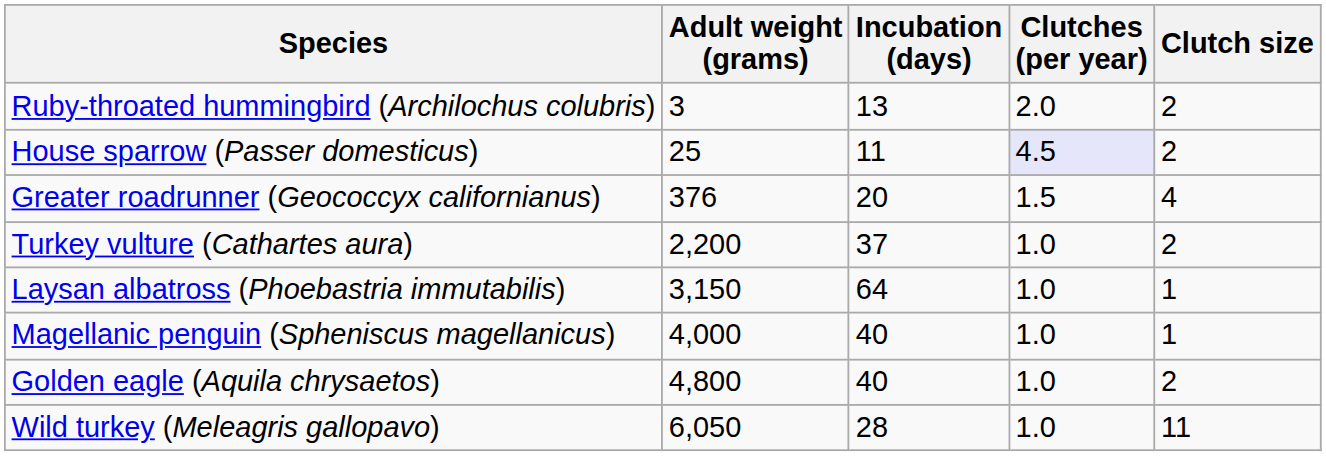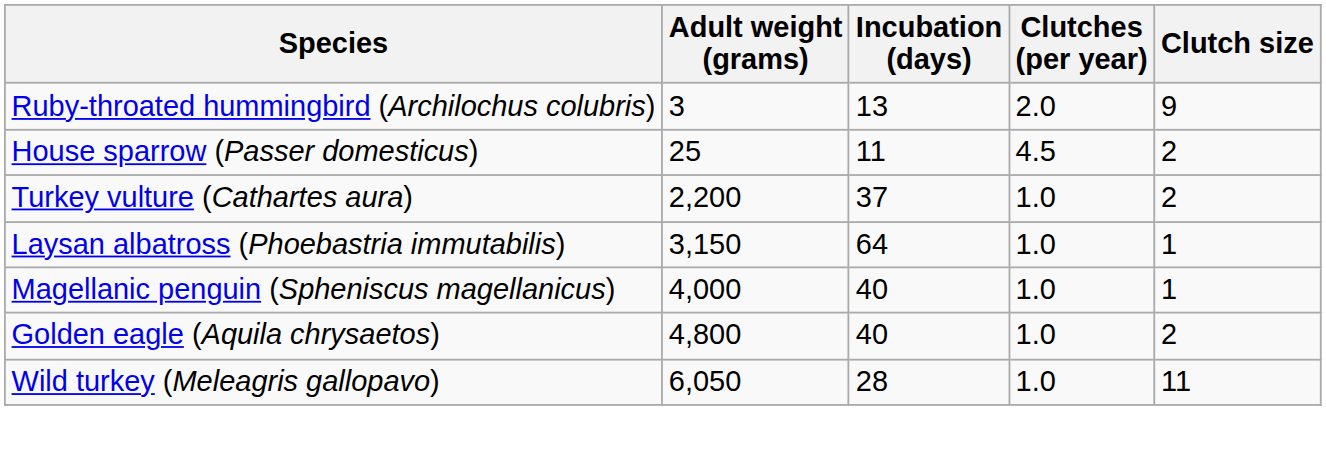(1169, 105) 2 -> (1169, 105) 9
(1036, 151) lavender background -> (1036, 151) no background
- row: (306, 197)
